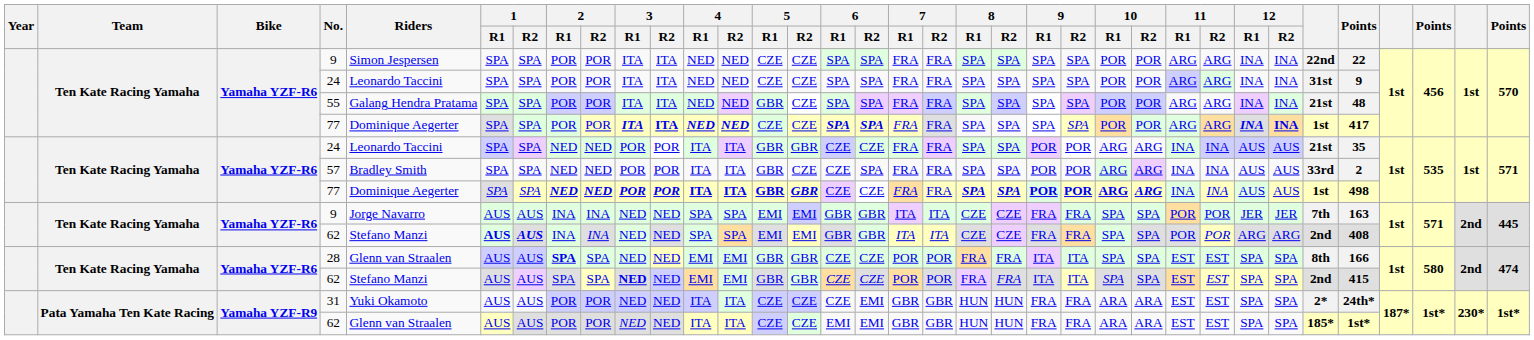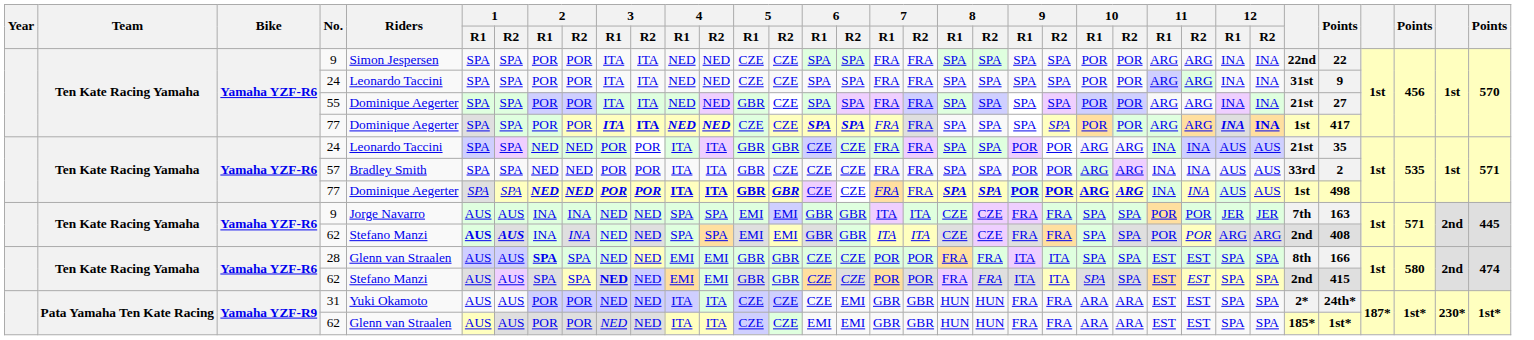(413, 103) Galang Hendra Pratama -> (404, 103) Dominique Aegerter
(1359, 103) 48 -> (1340, 103) 27
(872, 169) SPA -> (853, 169) CZE
